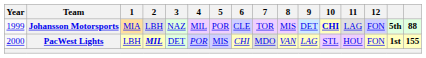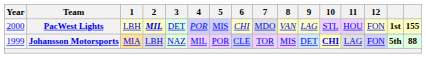rows swapped: (74, 26) <-> (74, 41)
